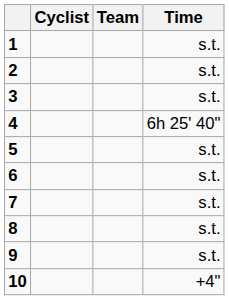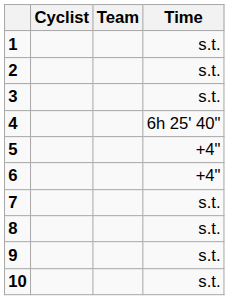(209, 149) s.t. -> (208, 149) +4"
(209, 176) s.t. -> (208, 176) +4"
(208, 281) +4" -> (209, 281) s.t.
